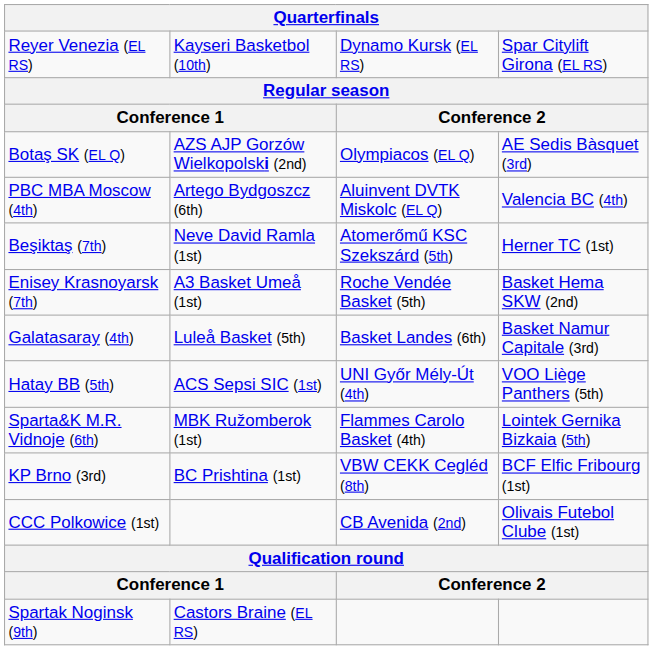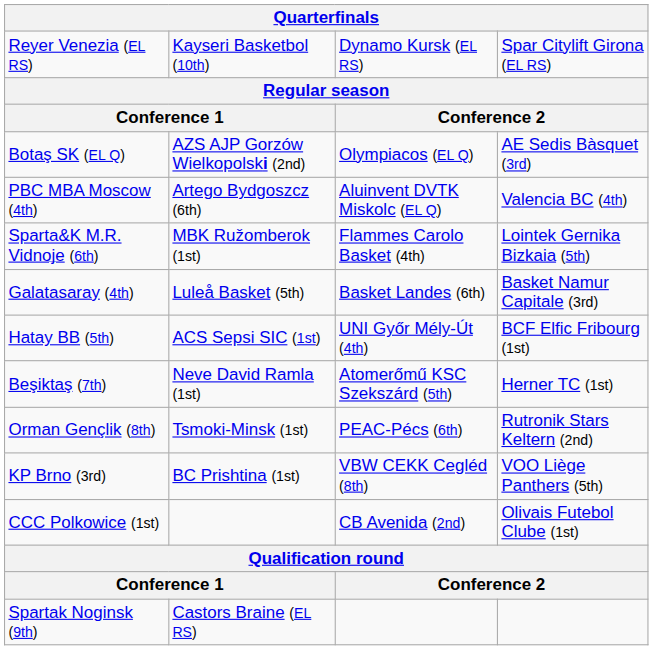rows swapped: (65, 430) <-> (57, 246)
- row: (83, 292)
(553, 384) VOO Liège Panthers (5th) -> (571, 338) BCF Elfic Fribourg (1st)
+ row: (82, 430)
(571, 476) BCF Elfic Fribourg (1st) -> (552, 476) VOO Liège Panthers (5th)
